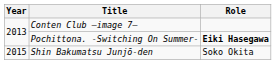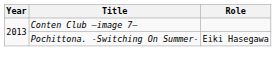(236, 39) bold -> (236, 39) normal
- row: (92, 53)
